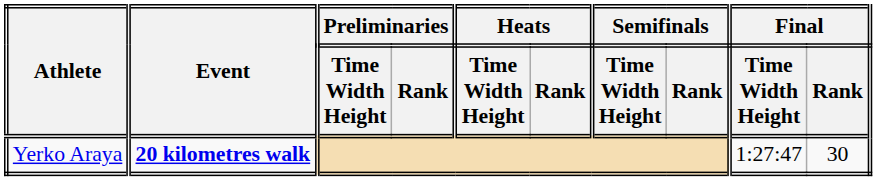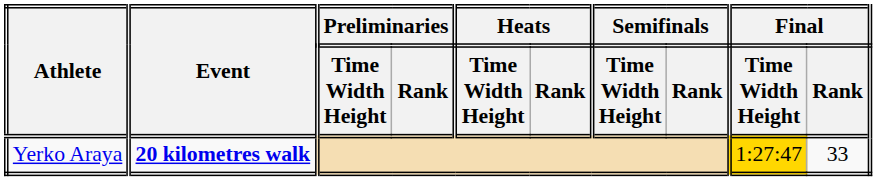(769, 154) no background -> (769, 154) gold background
(838, 154) 30 -> (838, 154) 33
